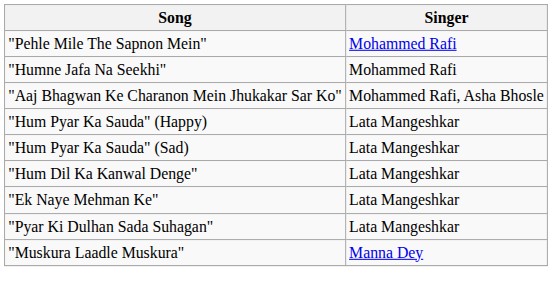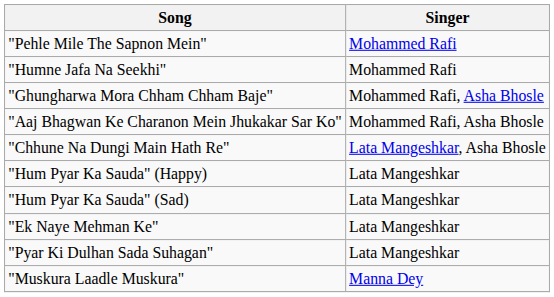+ row: (141, 95)
+ row: (119, 148)
- row: (103, 174)
